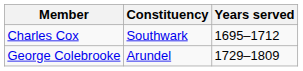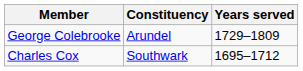rows swapped: (64, 55) <-> (43, 35)
